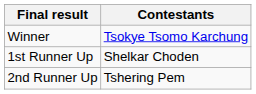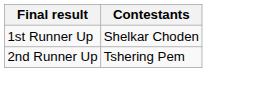- row: (29, 36)
